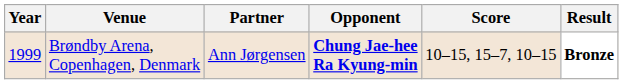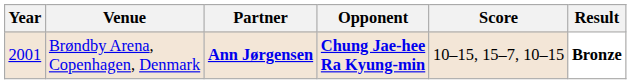(25, 55) 1999 -> (25, 55) 2001
(257, 55) normal -> (261, 55) bold
